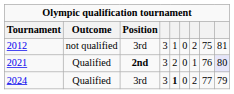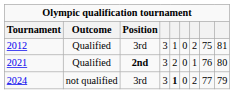(92, 47) not qualified -> (92, 47) Qualified
(222, 63) lavender background -> (222, 63) no background
(92, 80) Qualified -> (92, 80) not qualified
